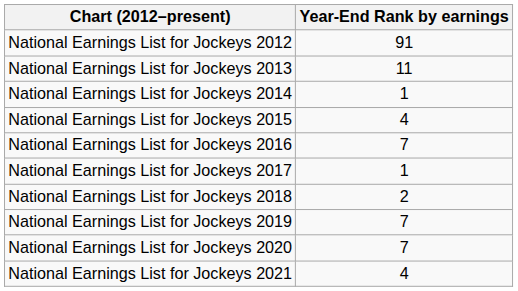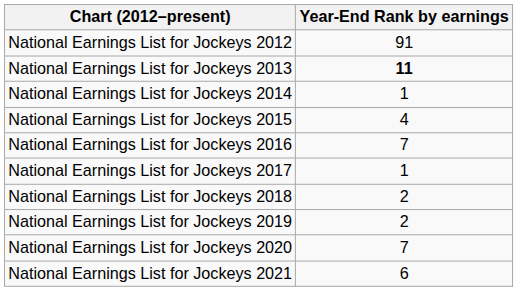(404, 68) normal -> (404, 68) bold
(404, 222) 7 -> (404, 222) 2
(404, 273) 4 -> (404, 273) 6
